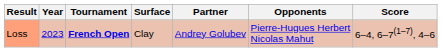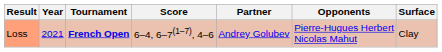columns swapped: (152, 12) <-> (395, 12)
(53, 33) 2023 -> (53, 33) 2021
